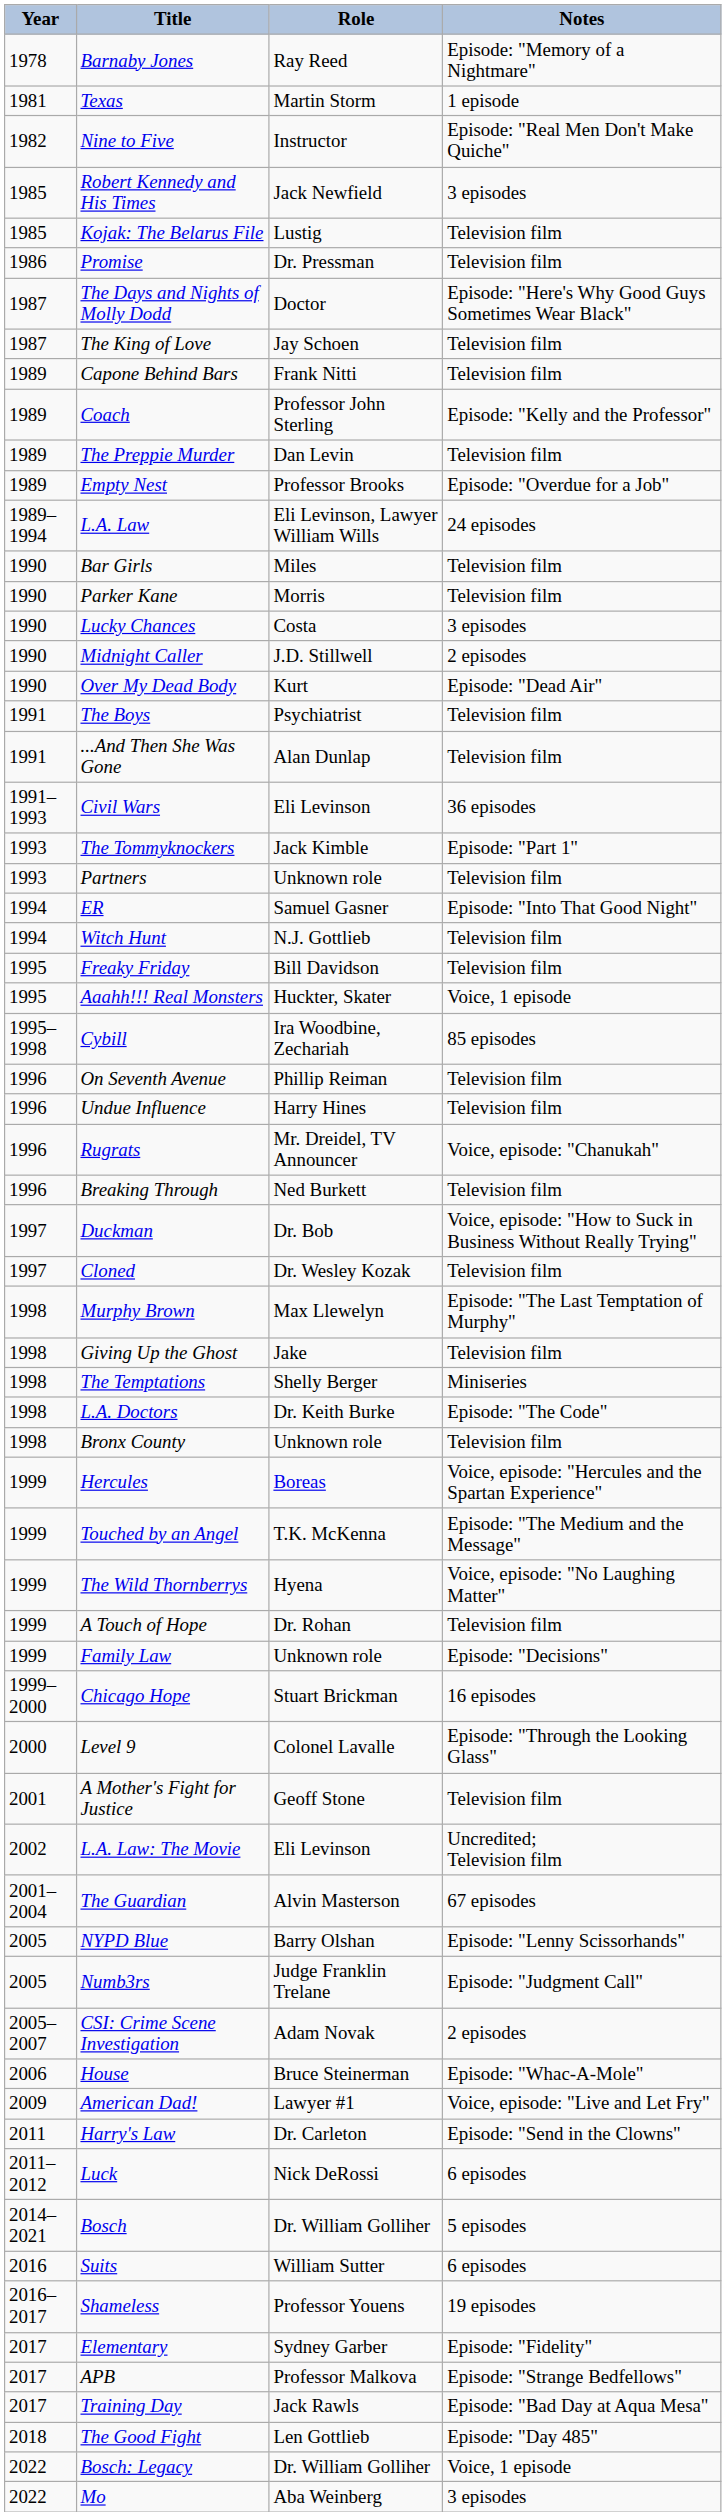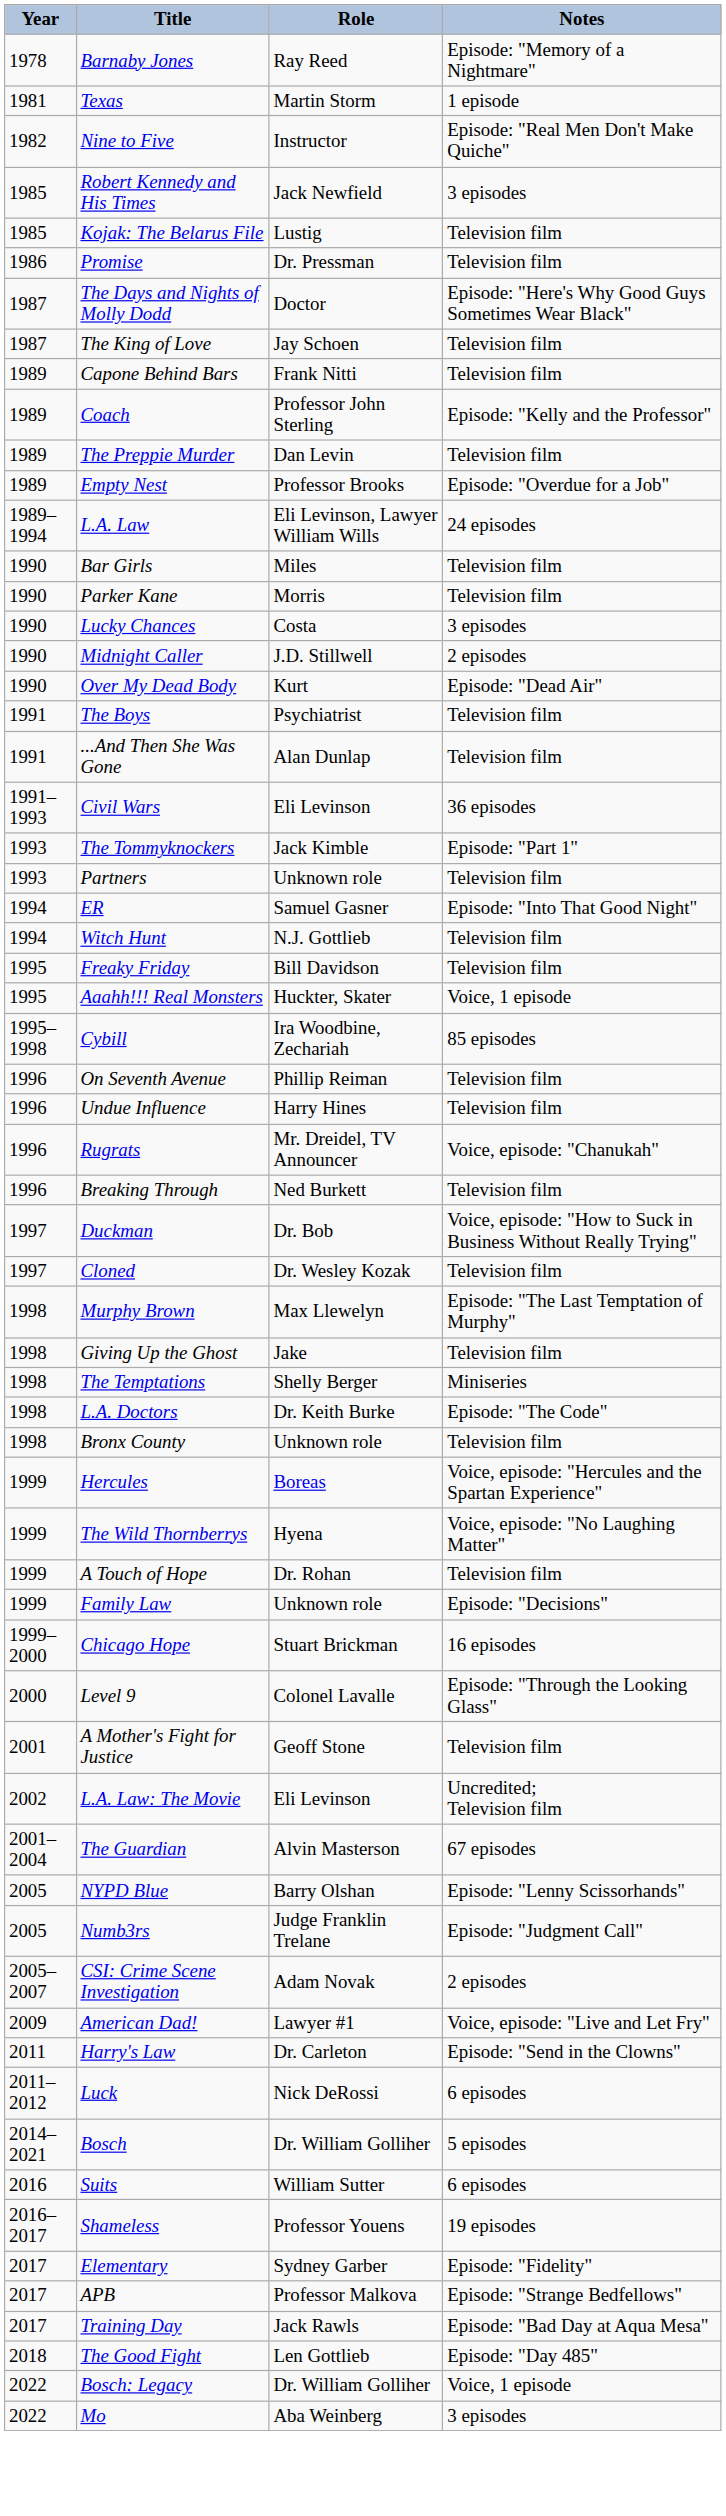- row: (159, 1533)
- row: (105, 2073)
